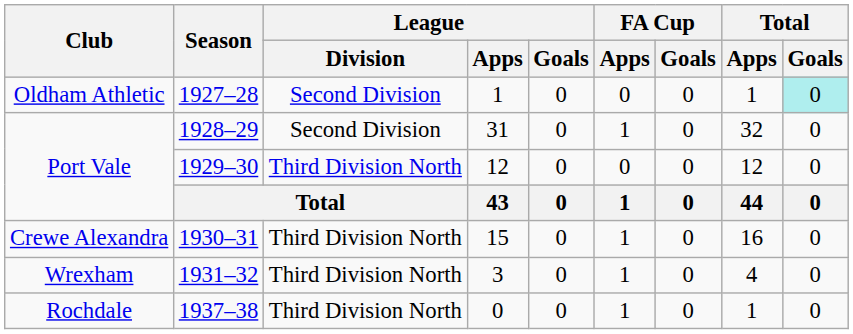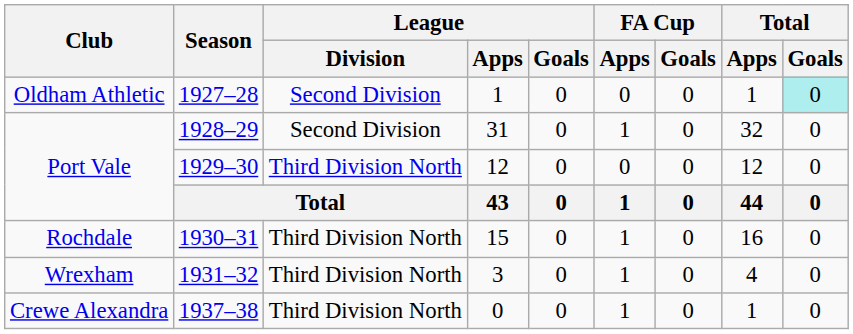(89, 238) Crewe Alexandra -> (89, 238) Rochdale
(89, 310) Rochdale -> (89, 310) Crewe Alexandra
